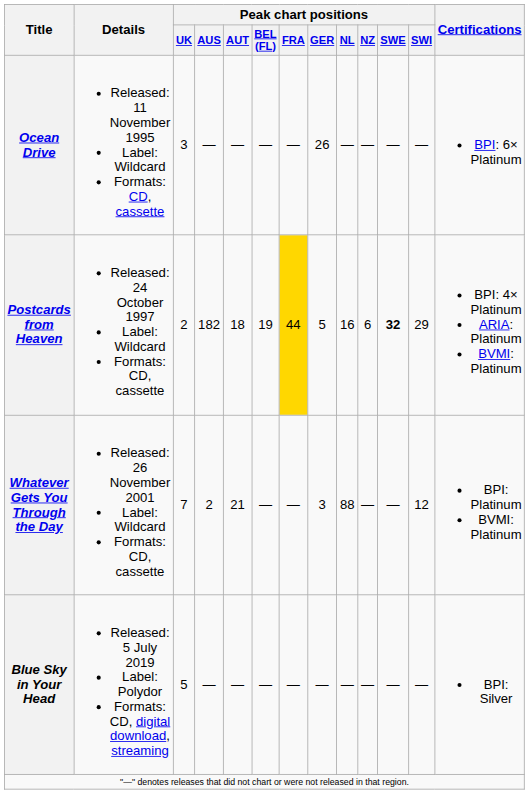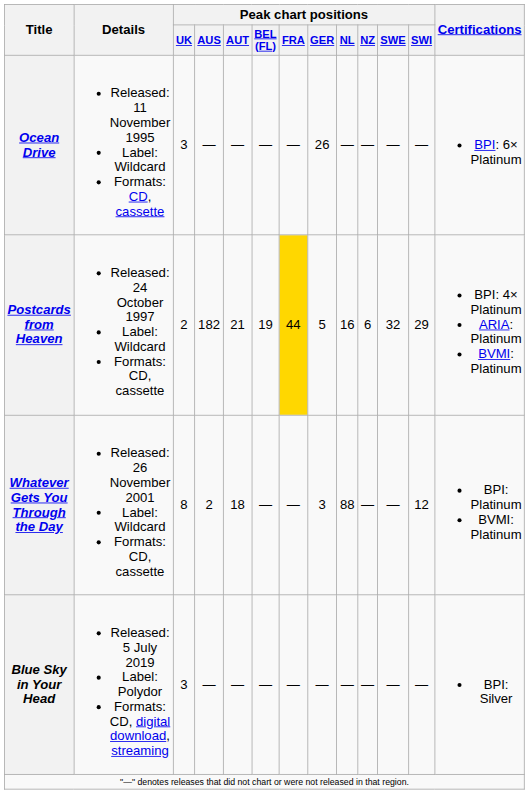(238, 325) 18 -> (238, 325) 21
(393, 325) bold -> (393, 325) normal
(184, 504) 7 -> (184, 504) 8
(238, 504) 21 -> (238, 504) 18
(184, 684) 5 -> (184, 684) 3
